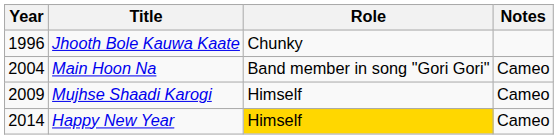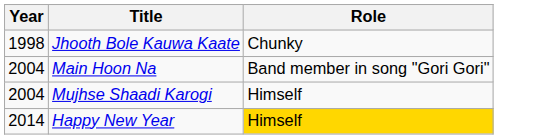- column: (523, 17)
(26, 43) 1996 -> (26, 43) 1998
(26, 95) 2009 -> (26, 95) 2004
